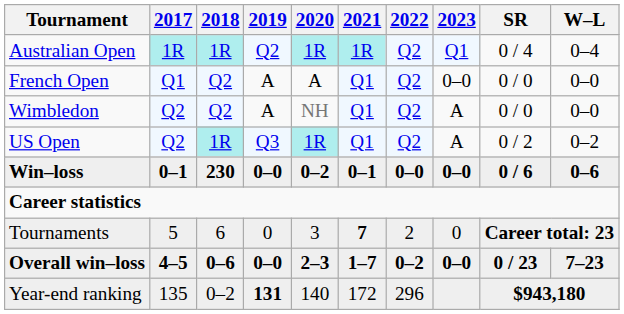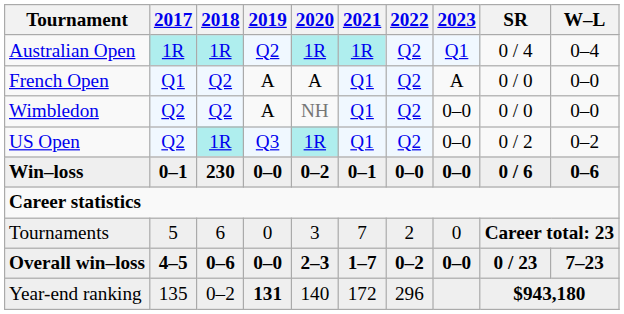(457, 80) 0–0 -> (457, 80) A
(457, 111) A -> (457, 111) 0–0
(457, 141) A -> (457, 141) 0–0
(362, 232) bold -> (362, 232) normal
